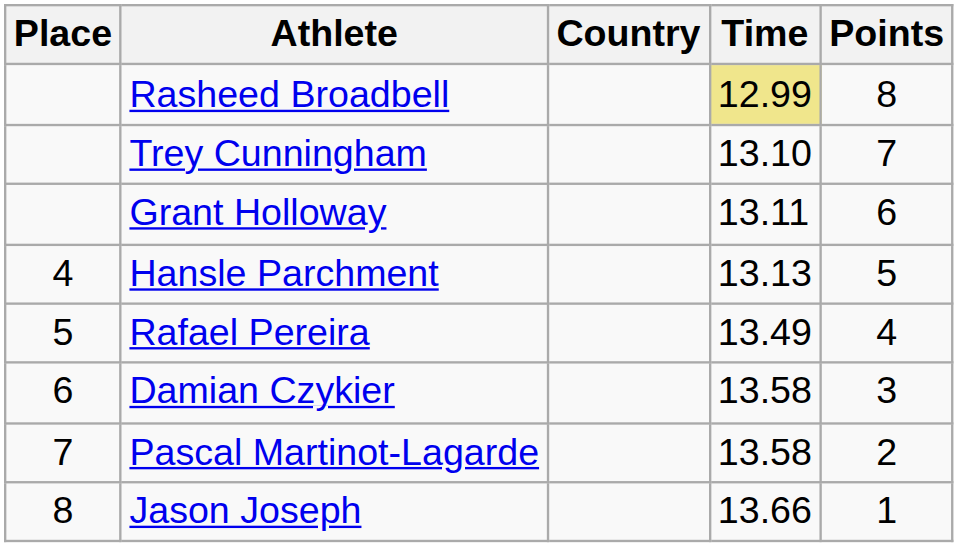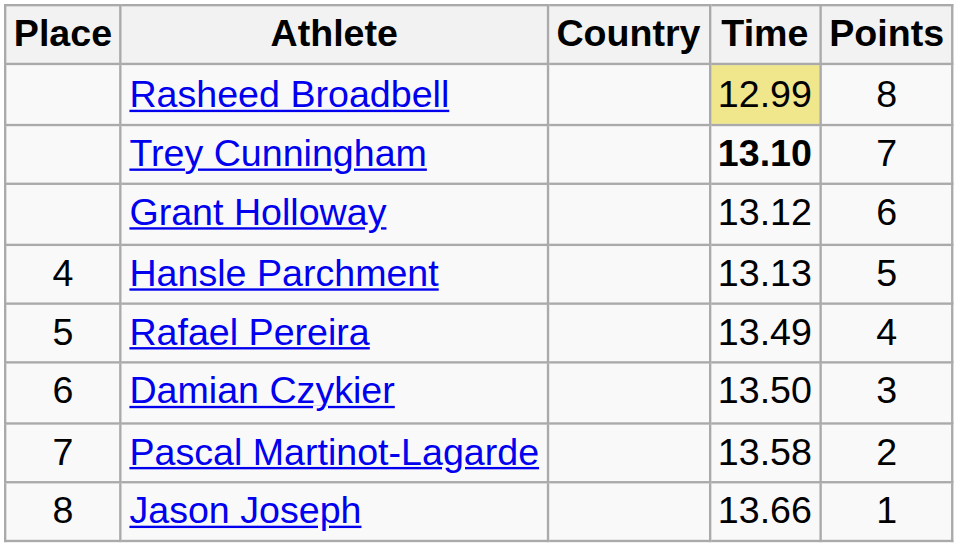(765, 153) normal -> (765, 153) bold
(764, 213) 13.11 -> (765, 213) 13.12
(765, 392) 13.58 -> (765, 392) 13.50
